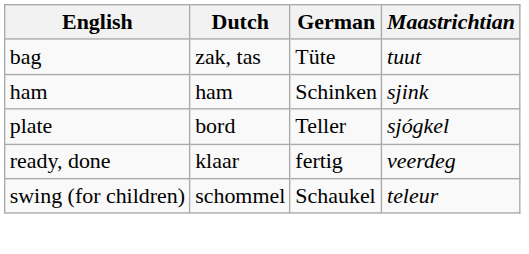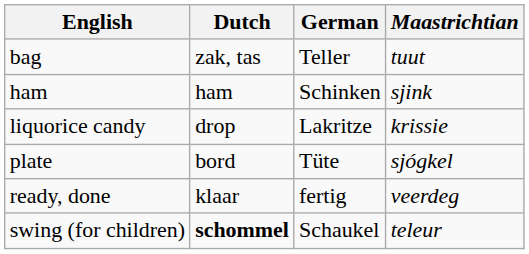(315, 56) Tüte -> (324, 56) Teller
+ row: (78, 126)
(321, 126) Teller -> (319, 160) Tüte
(240, 195) normal -> (242, 230) bold
